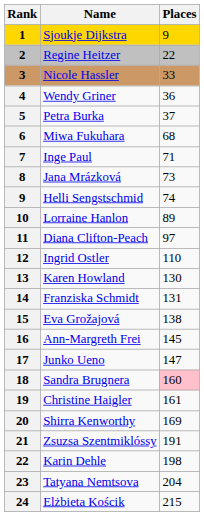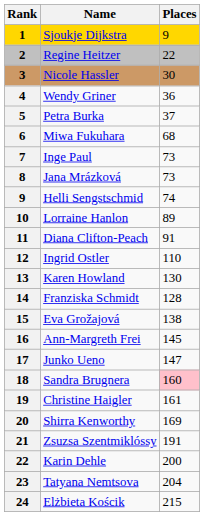(169, 75) 33 -> (169, 75) 30
(169, 156) 71 -> (169, 156) 73
(169, 237) 97 -> (169, 237) 91
(172, 298) 131 -> (172, 298) 128
(172, 461) 198 -> (172, 461) 200
